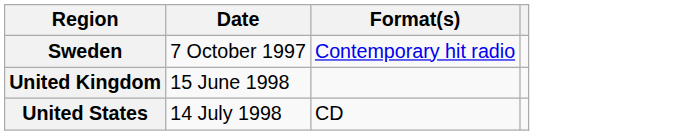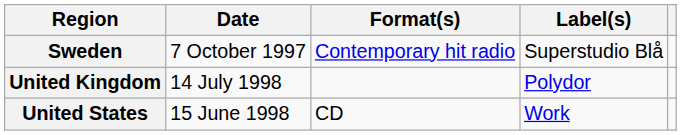+ column: (594, 20)
(230, 82) 15 June 1998 -> (226, 82) 14 July 1998
(226, 113) 14 July 1998 -> (230, 113) 15 June 1998
